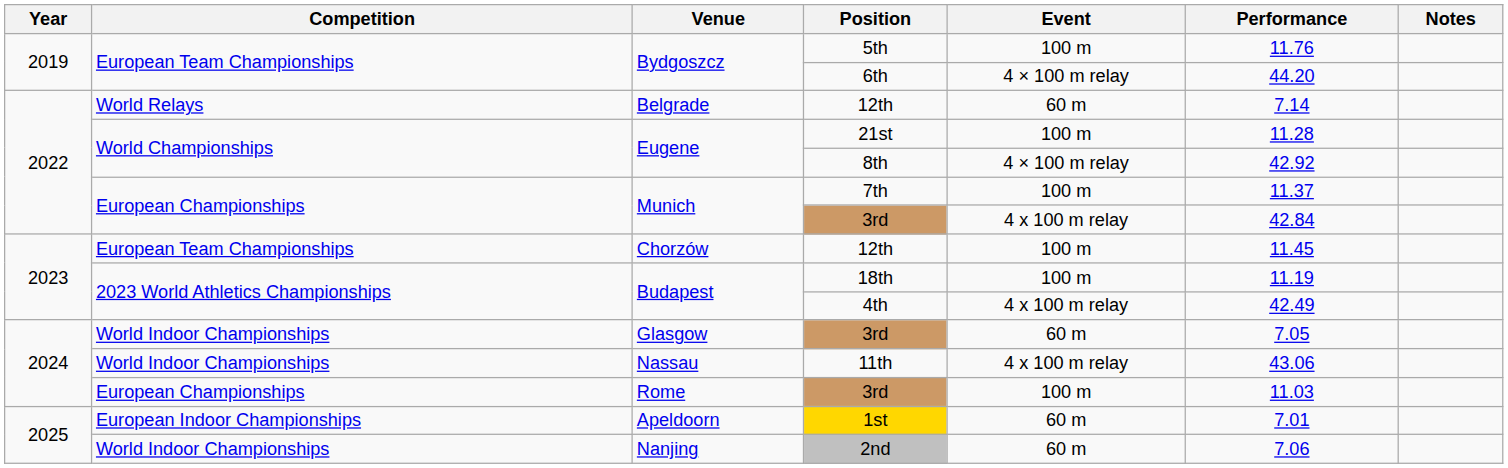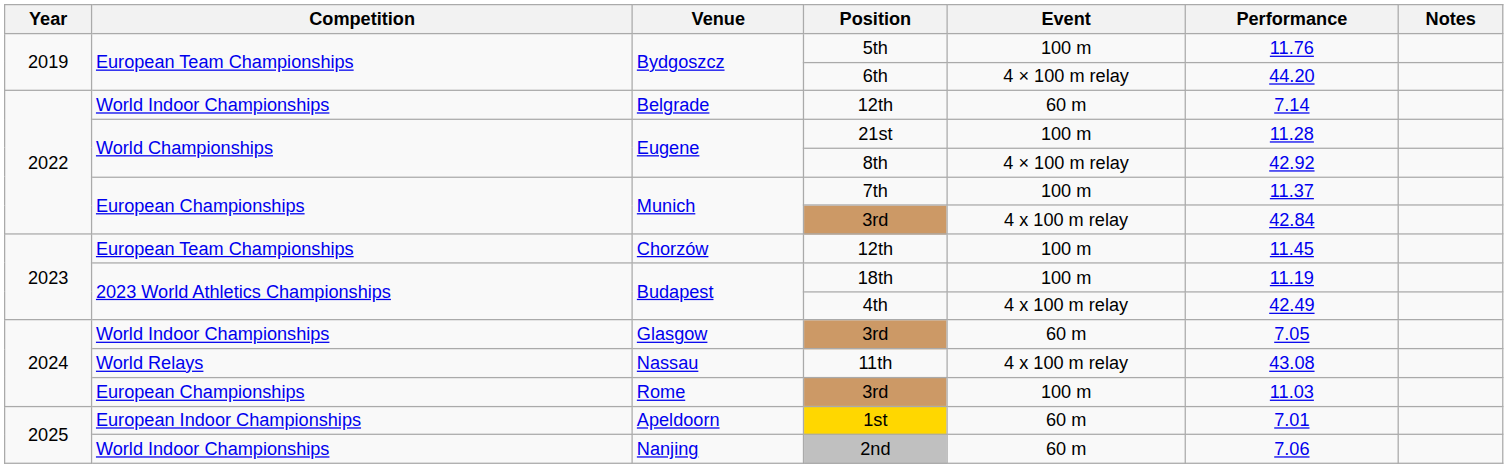(150, 105) World Relays -> (213, 105) World Indoor Championships
(213, 363) World Indoor Championships -> (150, 363) World Relays
(1292, 363) 43.06 -> (1292, 363) 43.08
